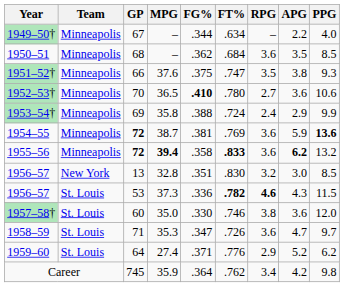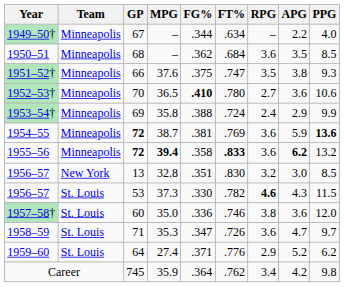(202, 192) .336 -> (202, 192) .330
(235, 192) bold -> (235, 192) normal
(202, 212) .330 -> (202, 212) .336
